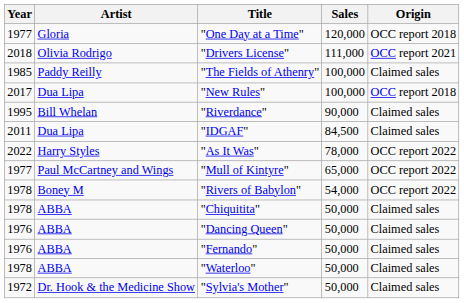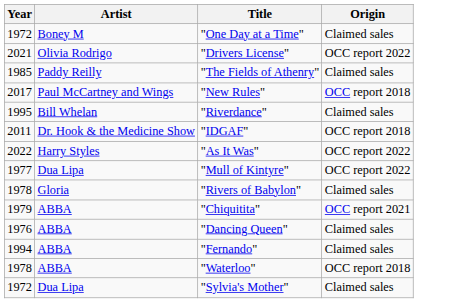- column: (345, 14)
(20, 33) 1977 -> (20, 33) 1972
(53, 33) Gloria -> (61, 33) Boney M
(413, 33) OCC report 2018 -> (359, 33) Claimed sales
(20, 53) 2018 -> (20, 53) 2021
(413, 53) OCC report 2021 -> (368, 53) OCC report 2022
(61, 92) Dua Lipa -> (105, 92) Paul McCartney and Wings
(61, 131) Dua Lipa -> (116, 131) Dr. Hook & the Medicine Show
(405, 131) Claimed sales -> (368, 131) OCC report 2018
(105, 170) Paul McCartney and Wings -> (61, 170) Dua Lipa
(61, 190) Boney M -> (53, 190) Gloria
(413, 190) OCC report 2022 -> (359, 190) Claimed sales
(20, 209) 1978 -> (20, 209) 1979
(405, 209) Claimed sales -> (368, 209) OCC report 2021
(20, 248) 1976 -> (20, 248) 1994
(405, 268) Claimed sales -> (368, 268) OCC report 2018
(116, 287) Dr. Hook & the Medicine Show -> (61, 287) Dua Lipa
